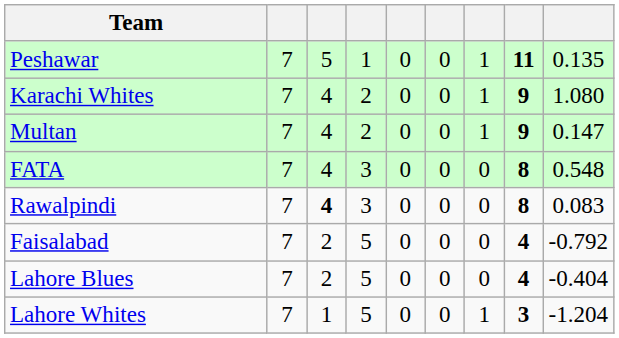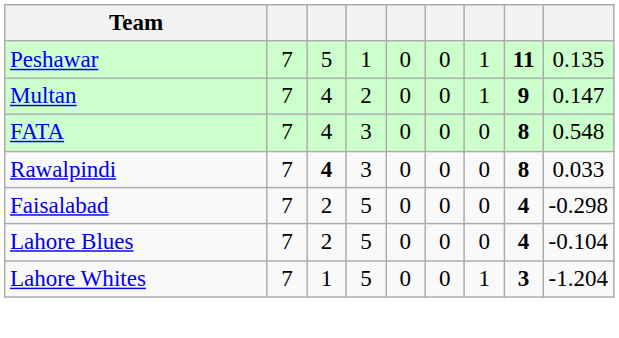- row: (82, 95)
(578, 205) 0.083 -> (578, 168) 0.033
(578, 242) -0.792 -> (578, 205) -0.298
(578, 278) -0.404 -> (578, 242) -0.104
